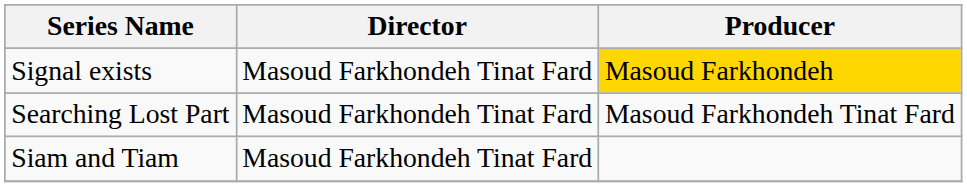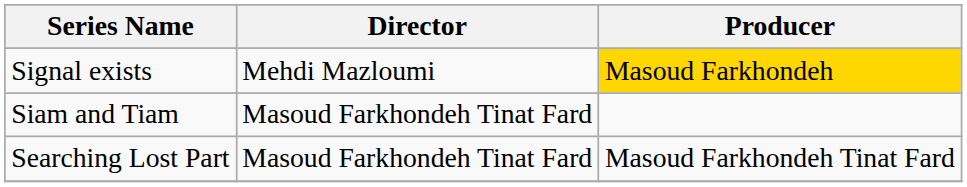(417, 70) Masoud Farkhondeh Tinat Fard -> (339, 70) Mehdi Mazloumi
rows swapped: (95, 158) <-> (120, 114)
